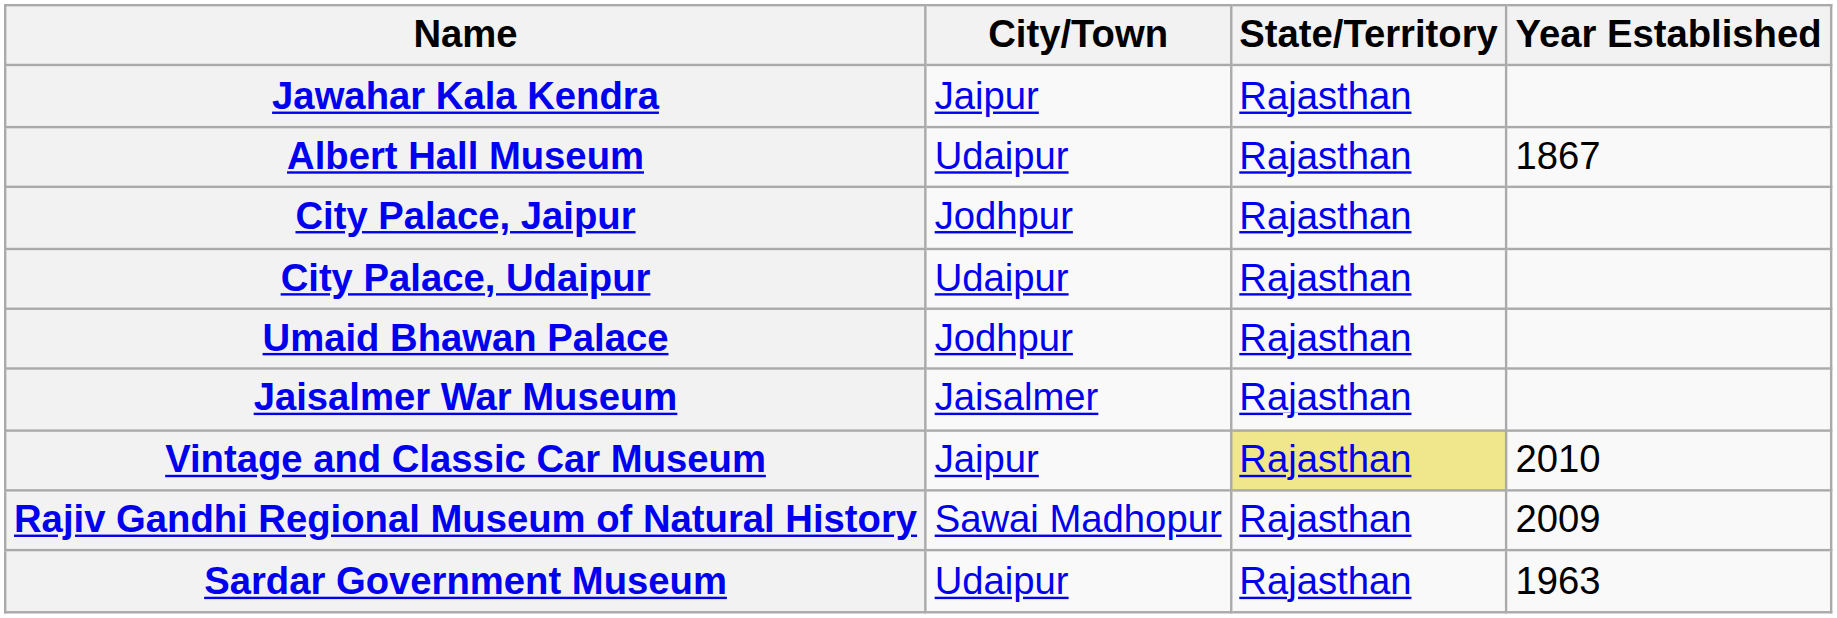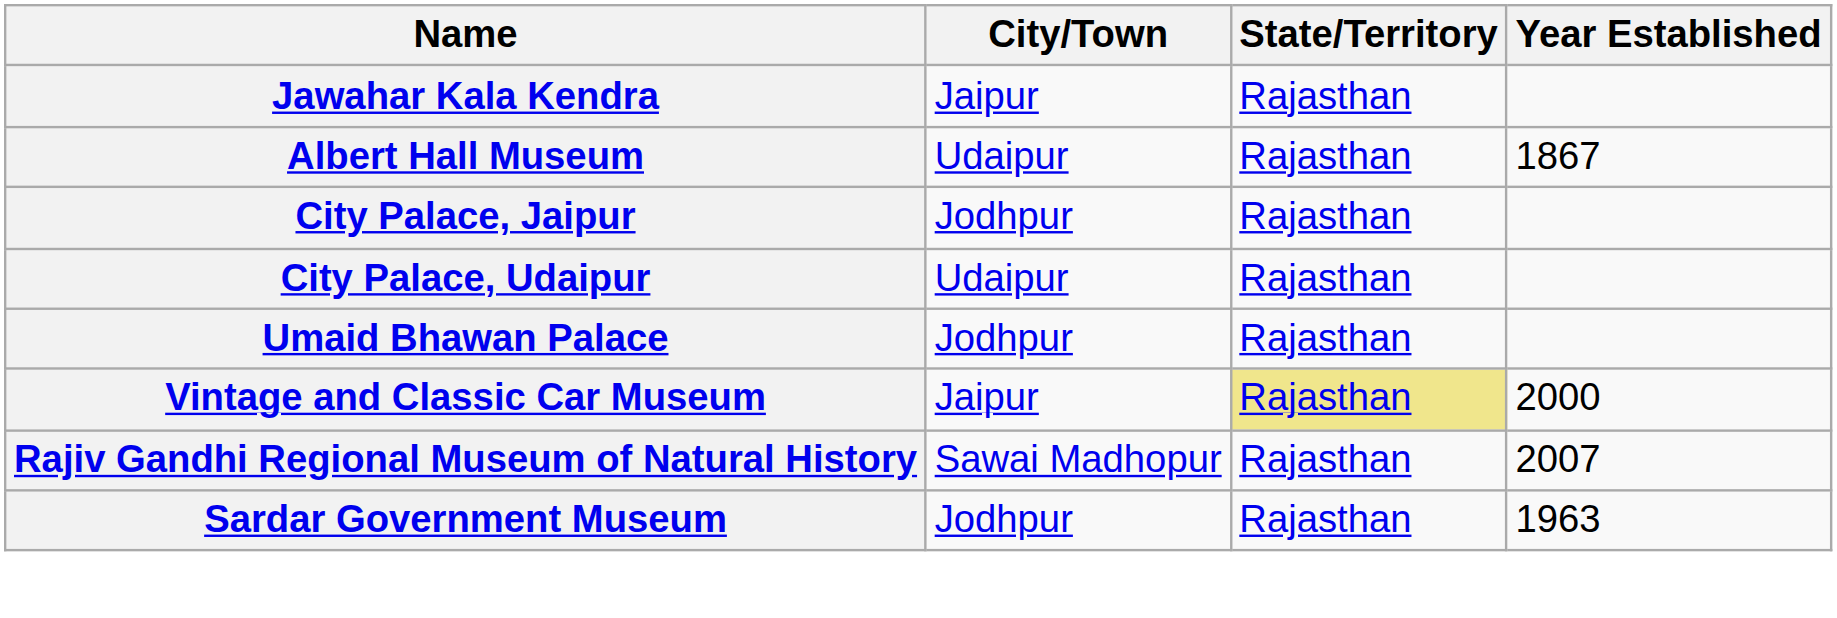- row: (466, 398)
(1558, 459) 2010 -> (1558, 398) 2000
(1558, 519) 2009 -> (1558, 459) 2007
(1002, 580) Udaipur -> (1004, 519) Jodhpur
